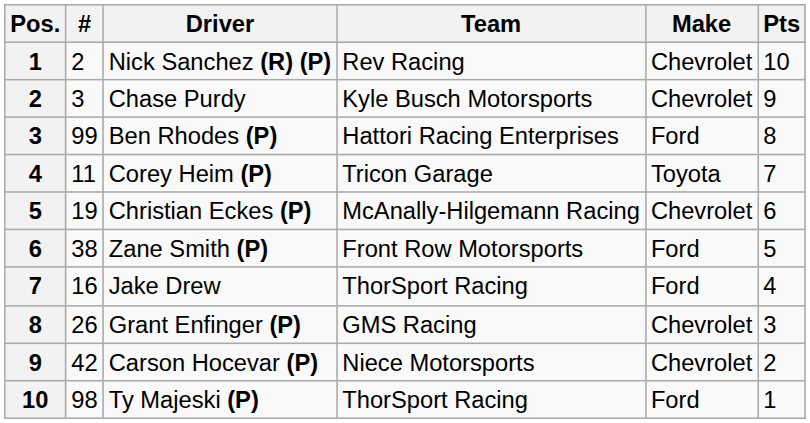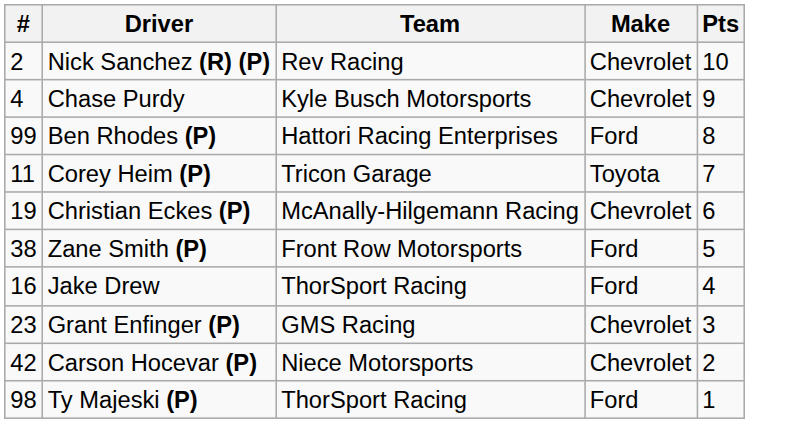- column: (35, 24)
(78, 99) 3 -> (17, 99) 4
(85, 324) 26 -> (23, 324) 23
